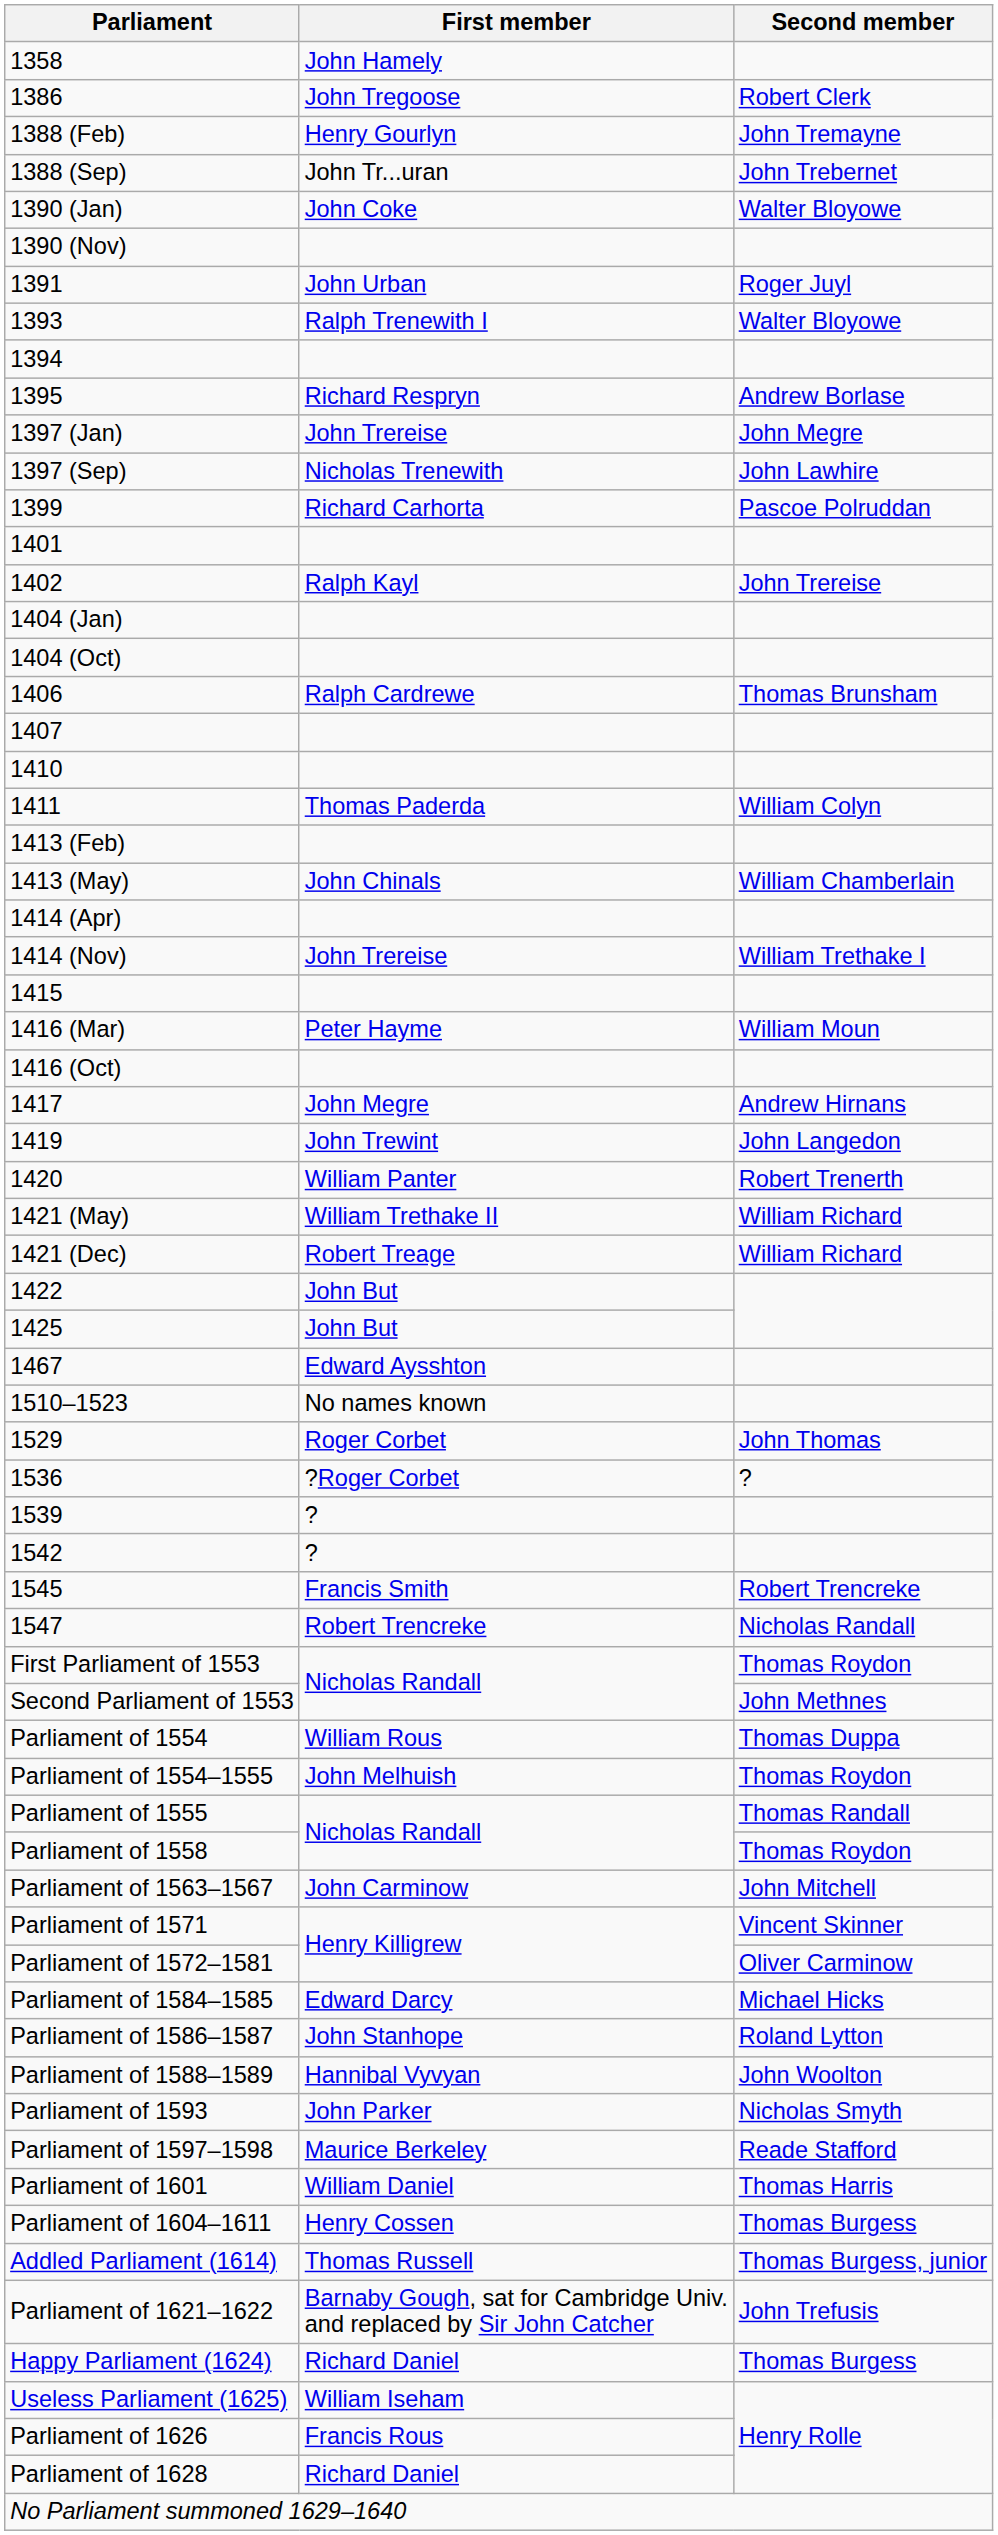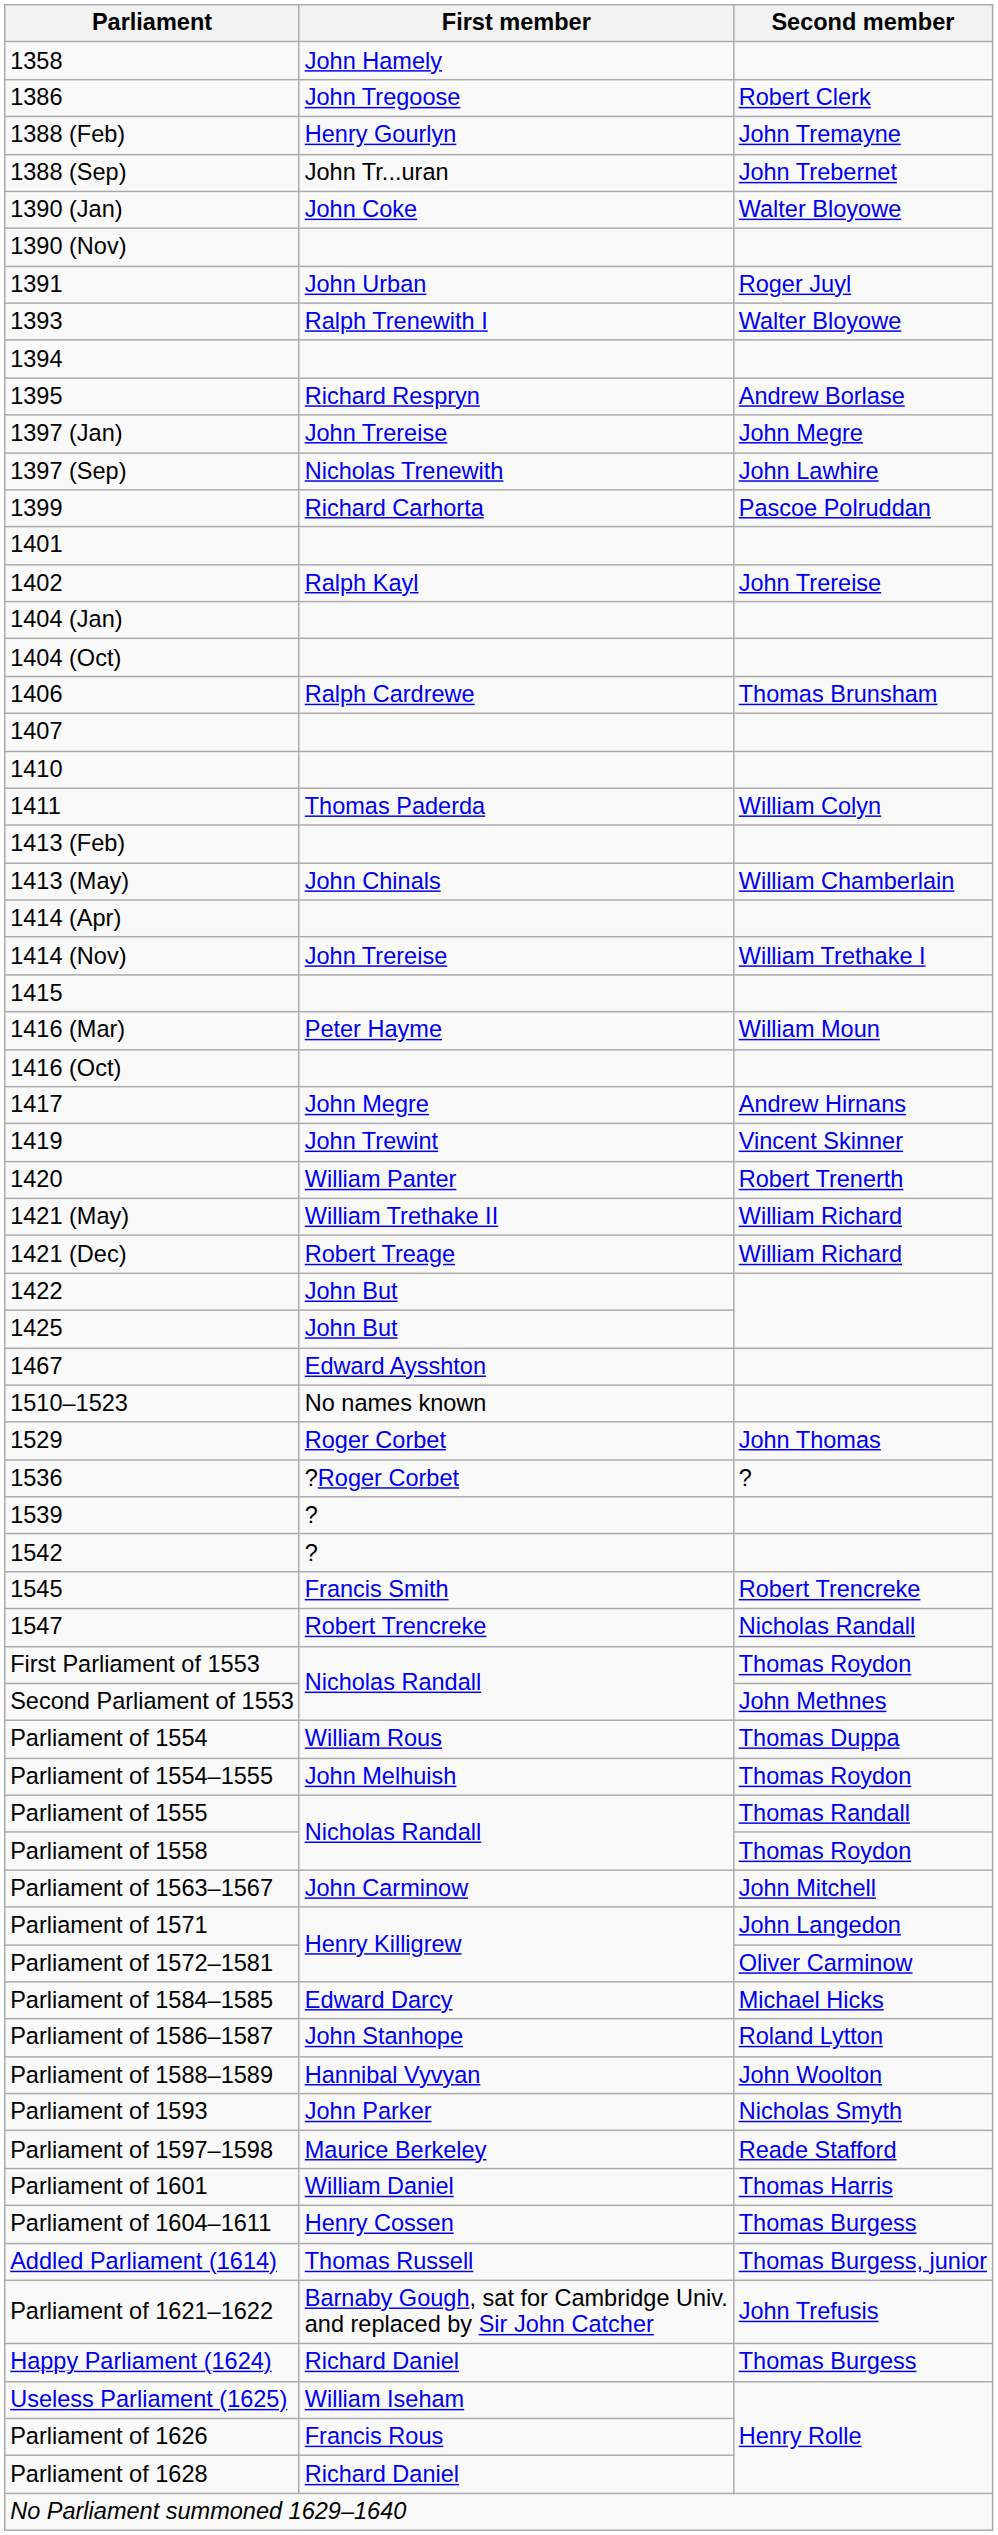(820, 1142) John Langedon -> (821, 1142) Vincent Skinner
(821, 1925) Vincent Skinner -> (820, 1925) John Langedon
